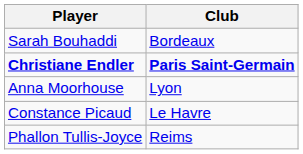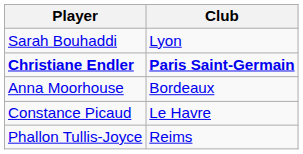(182, 40) Bordeaux -> (166, 40) Lyon
(166, 88) Lyon -> (182, 88) Bordeaux
